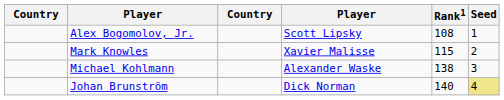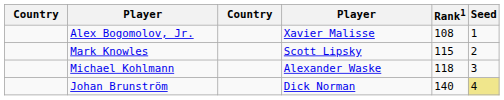(323, 34) Scott Lipsky -> (329, 34) Xavier Malisse
(329, 51) Xavier Malisse -> (323, 51) Scott Lipsky
(444, 69) 138 -> (444, 69) 118
